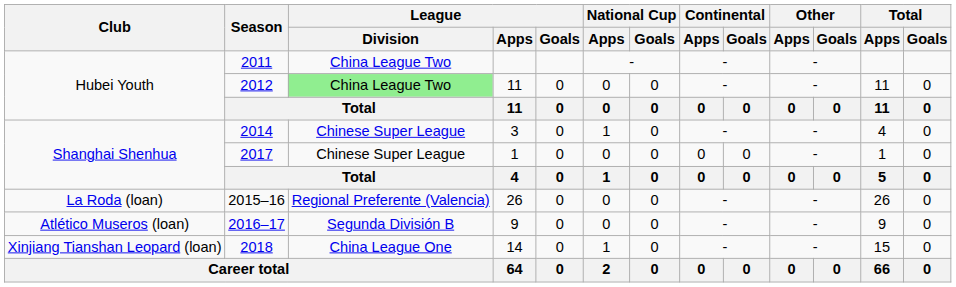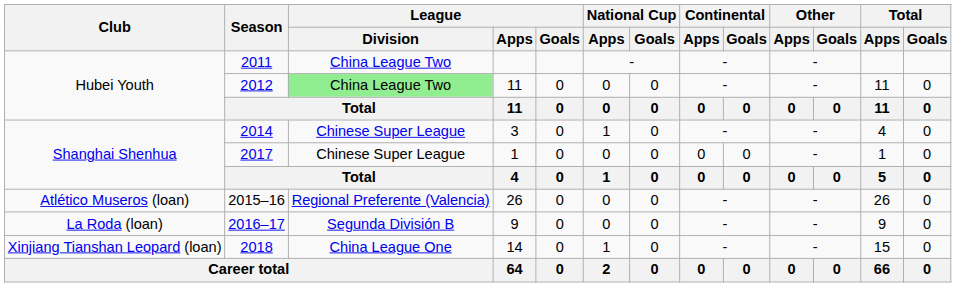(115, 200) La Roda (loan) -> (115, 200) Atlético Museros (loan)
(115, 223) Atlético Museros (loan) -> (115, 223) La Roda (loan)
